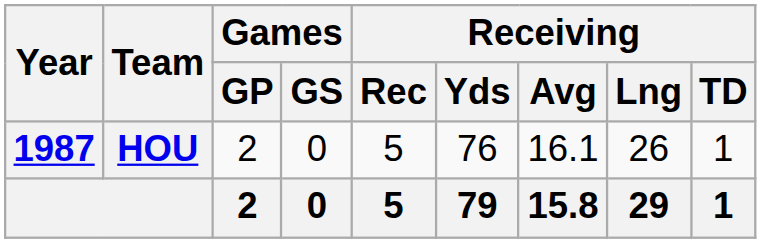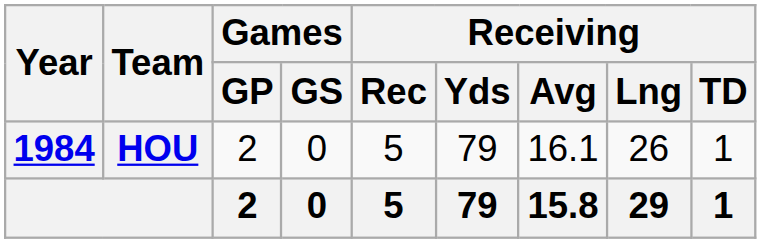(54, 149) 1987 -> (54, 149) 1984
(477, 149) 76 -> (477, 149) 79
